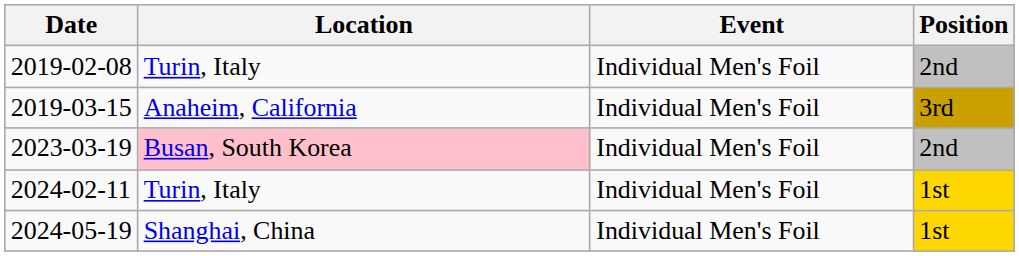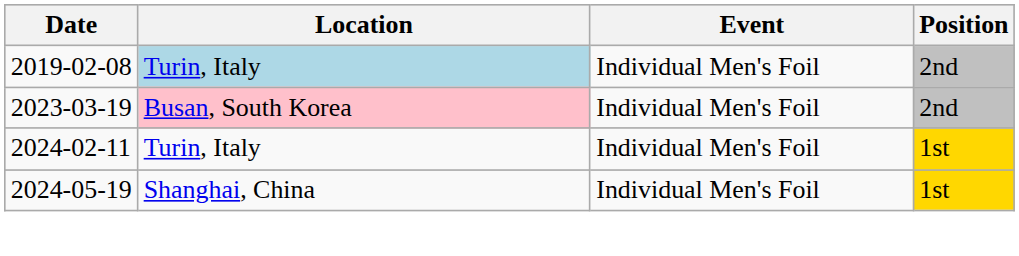(202, 66) no background -> (202, 66) lightblue background
- row: (71, 107)
